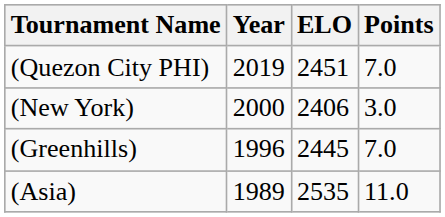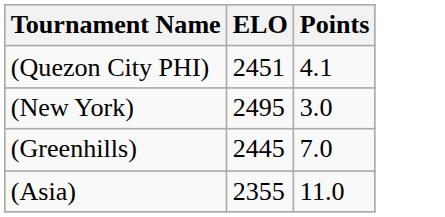- column: (259, 25)
(380, 66) 7.0 -> (316, 66) 4.1
(323, 107) 2406 -> (259, 107) 2495
(323, 190) 2535 -> (259, 190) 2355
